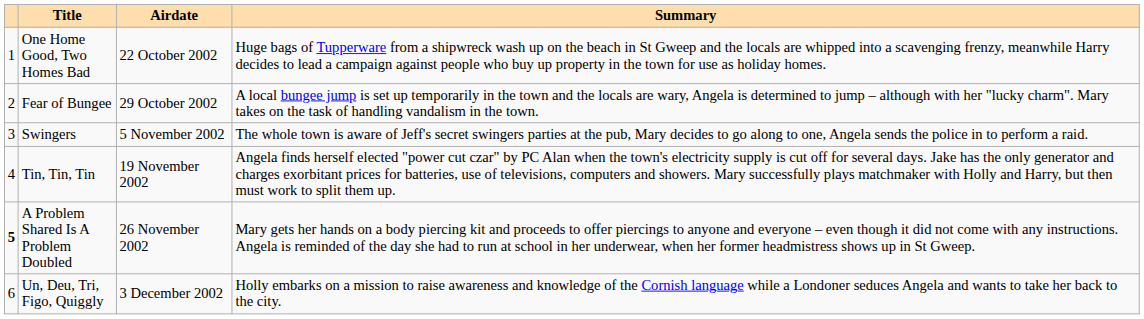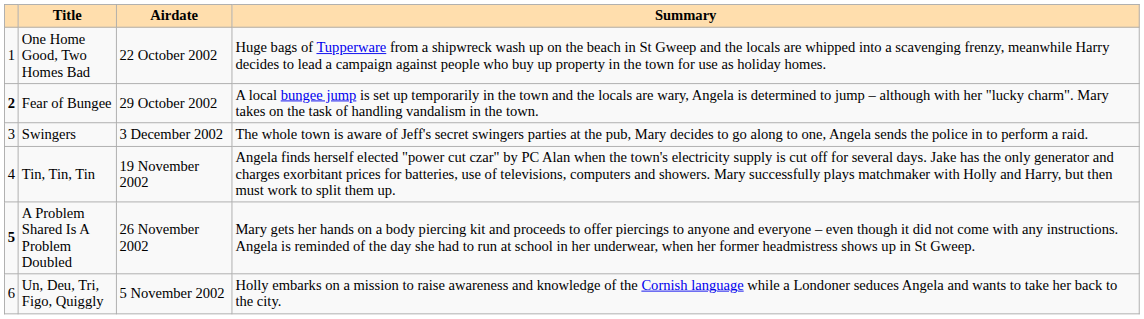(11, 103) normal -> (11, 103) bold
(172, 134) 5 November 2002 -> (171, 134) 3 December 2002
(171, 293) 3 December 2002 -> (172, 293) 5 November 2002
